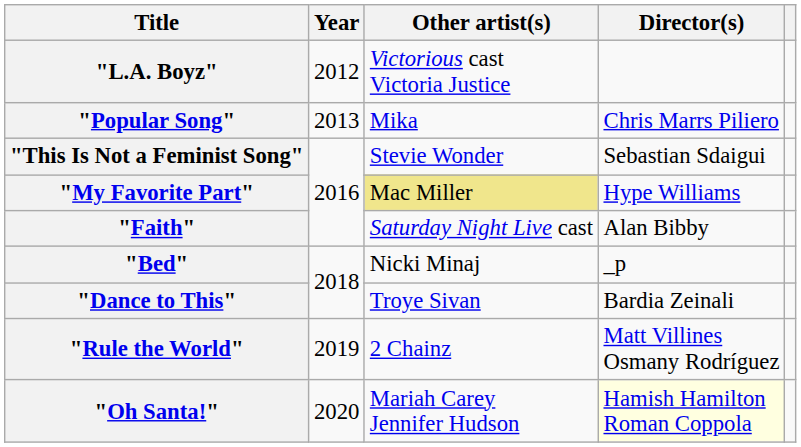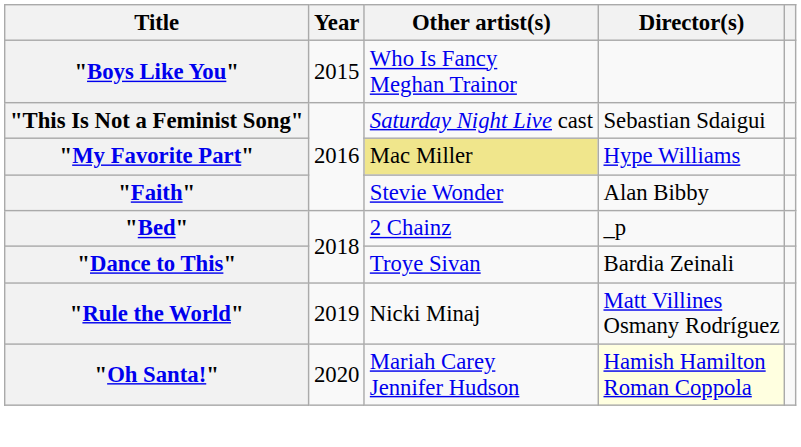- row: (157, 71)
- row: (157, 120)
+ row: (157, 71)
(437, 156) Stevie Wonder -> (481, 120) Saturday Night Live cast
(481, 228) Saturday Night Live cast -> (437, 192) Stevie Wonder
(425, 264) Nicki Minaj -> (411, 228) 2 Chainz
(411, 349) 2 Chainz -> (425, 313) Nicki Minaj
